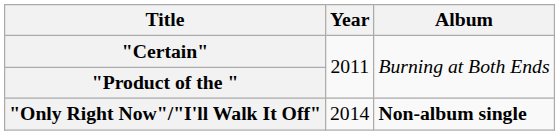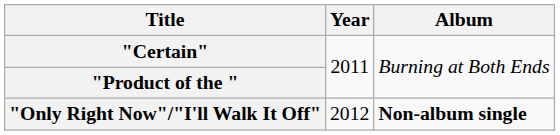(350, 113) 2014 -> (350, 113) 2012
